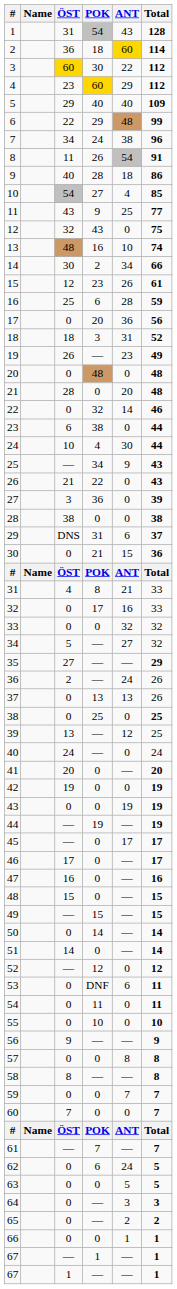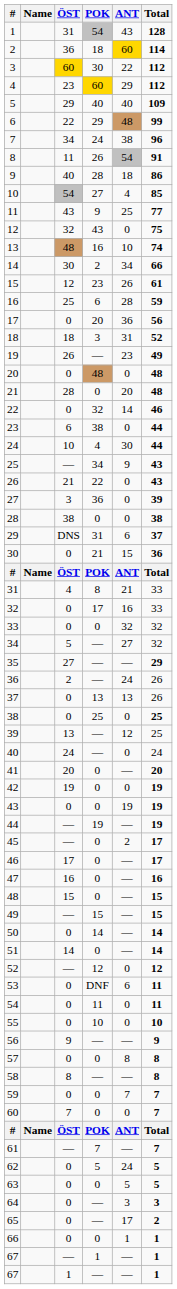(127, 842) 17 -> (127, 842) 2
(97, 1166) 6 -> (97, 1166) 5
(127, 1220) 2 -> (127, 1220) 17
